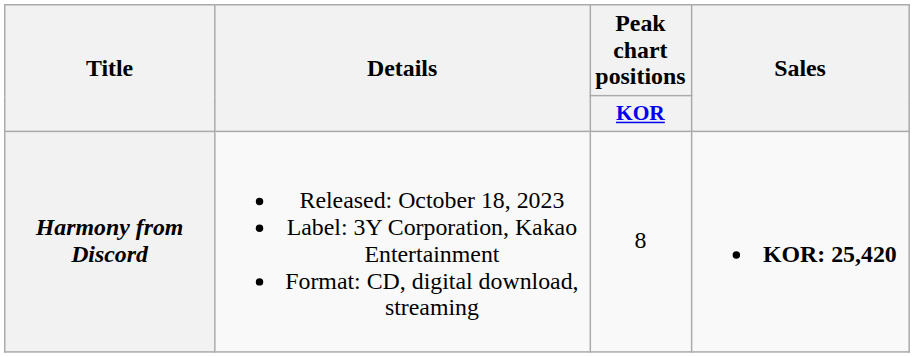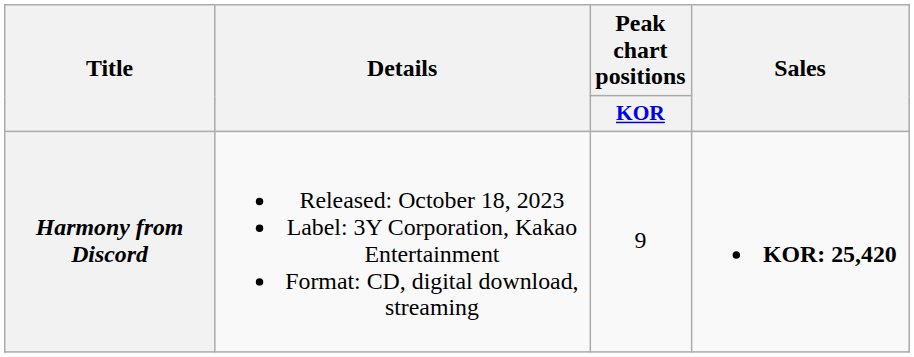(640, 241) 8 -> (640, 241) 9
